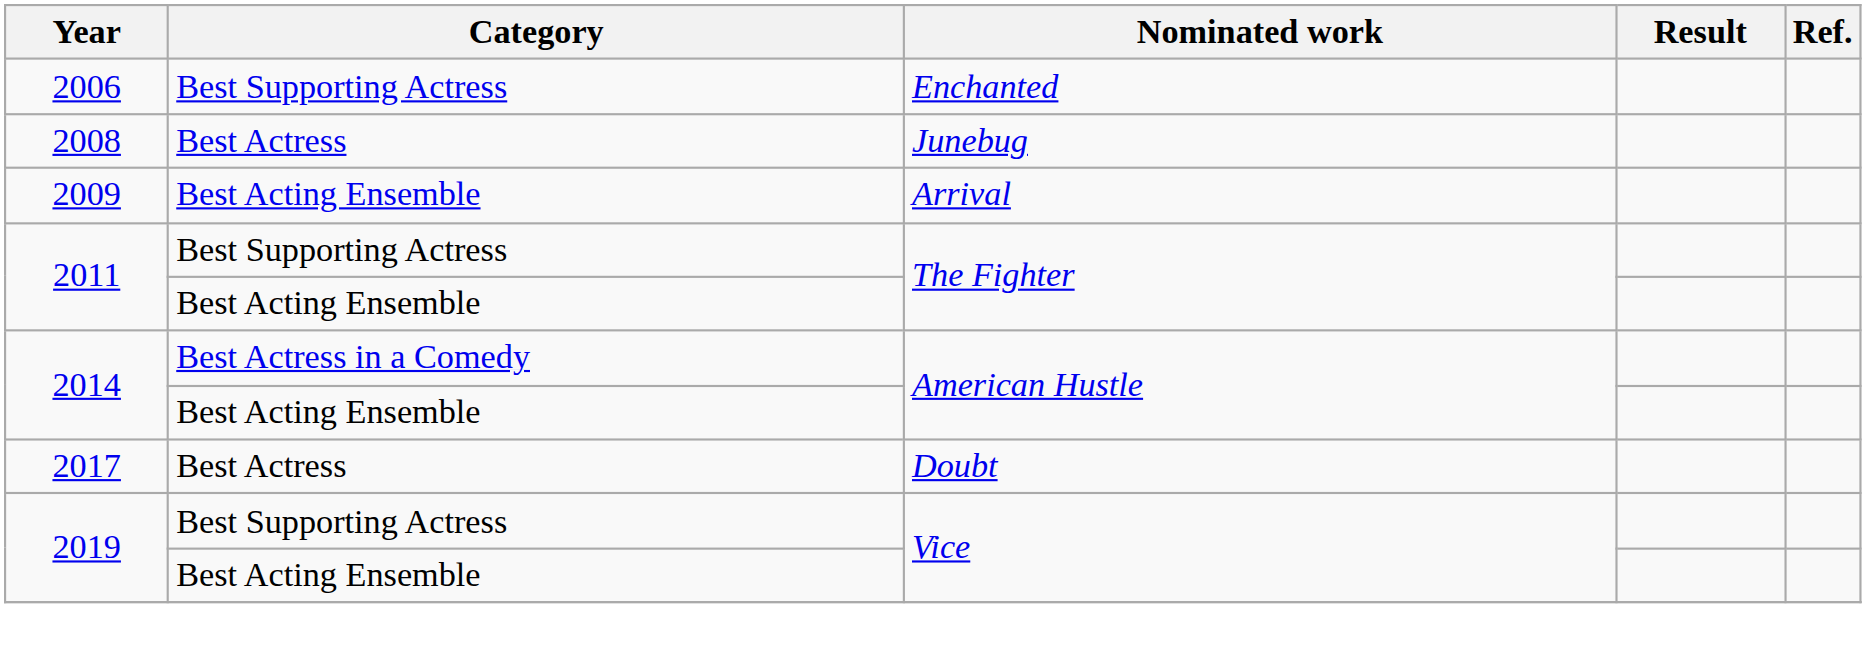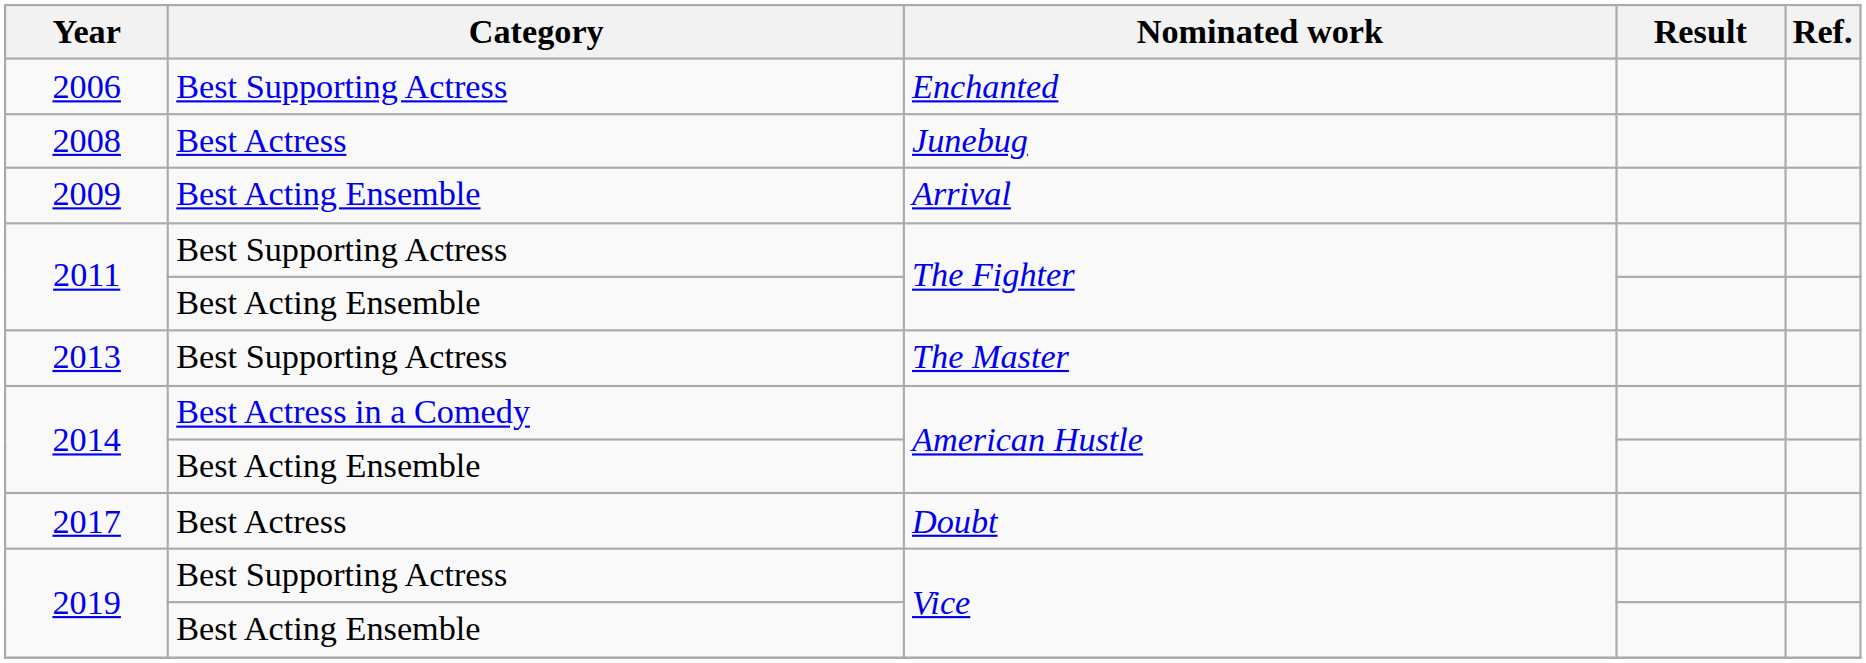+ row: (87, 357)
